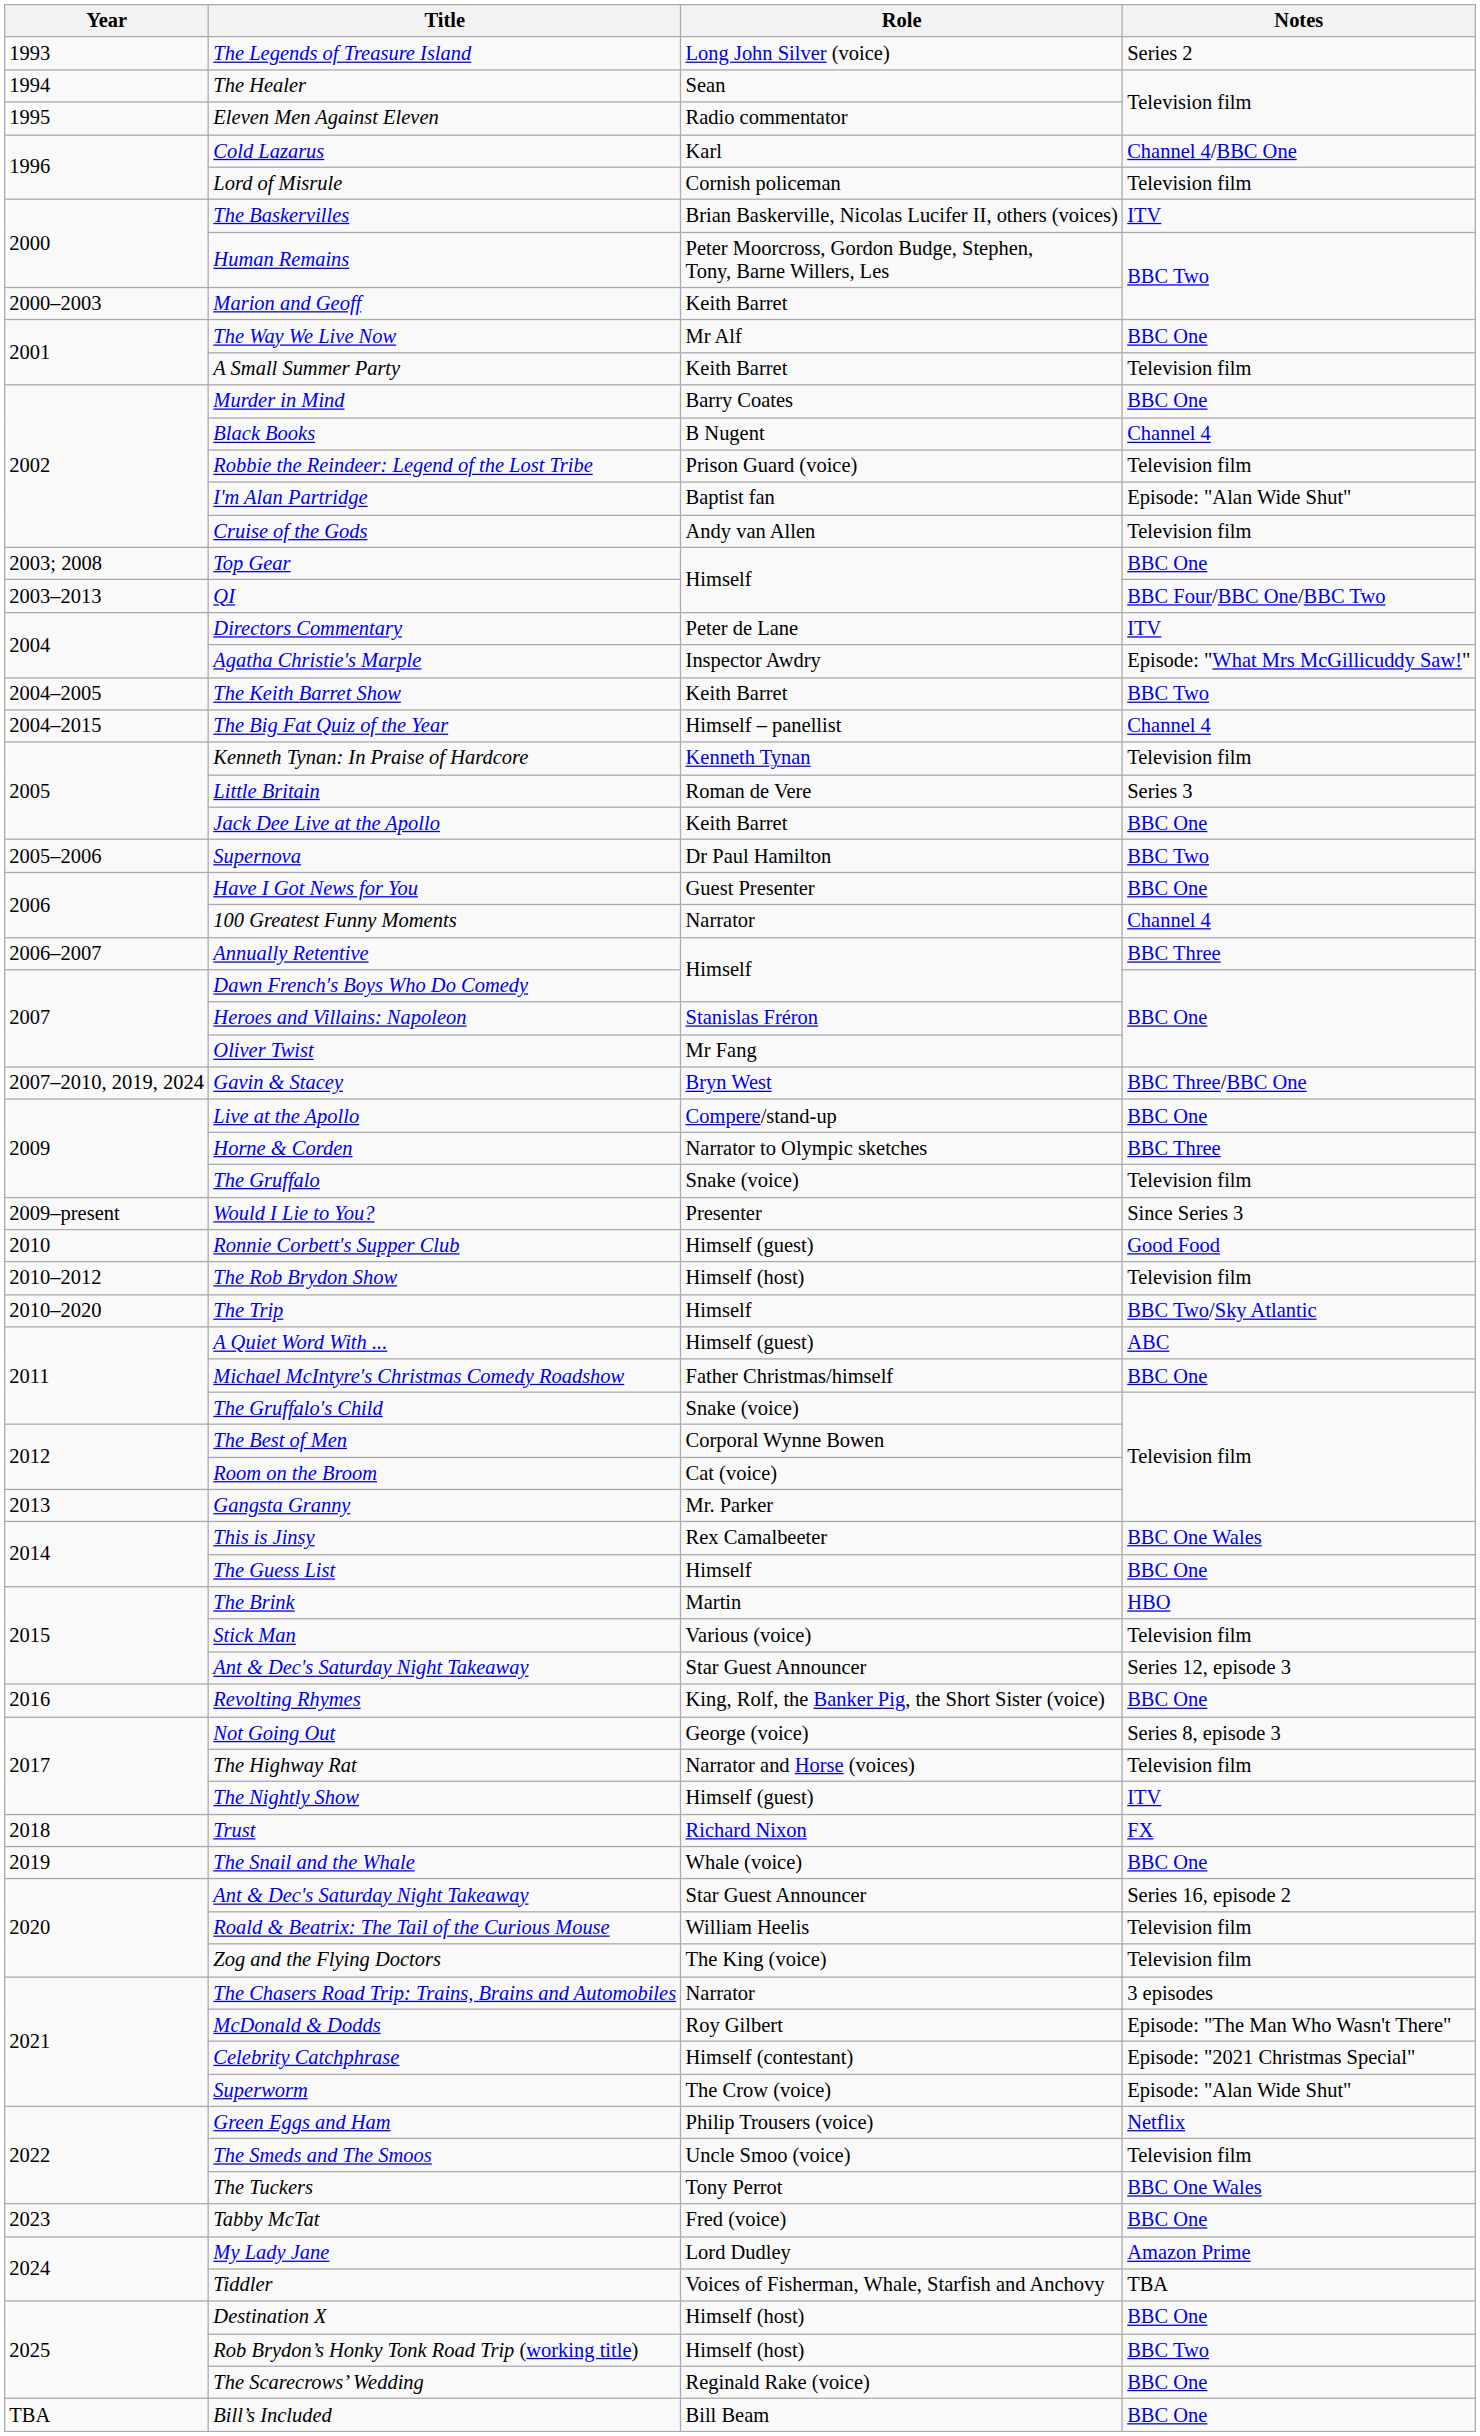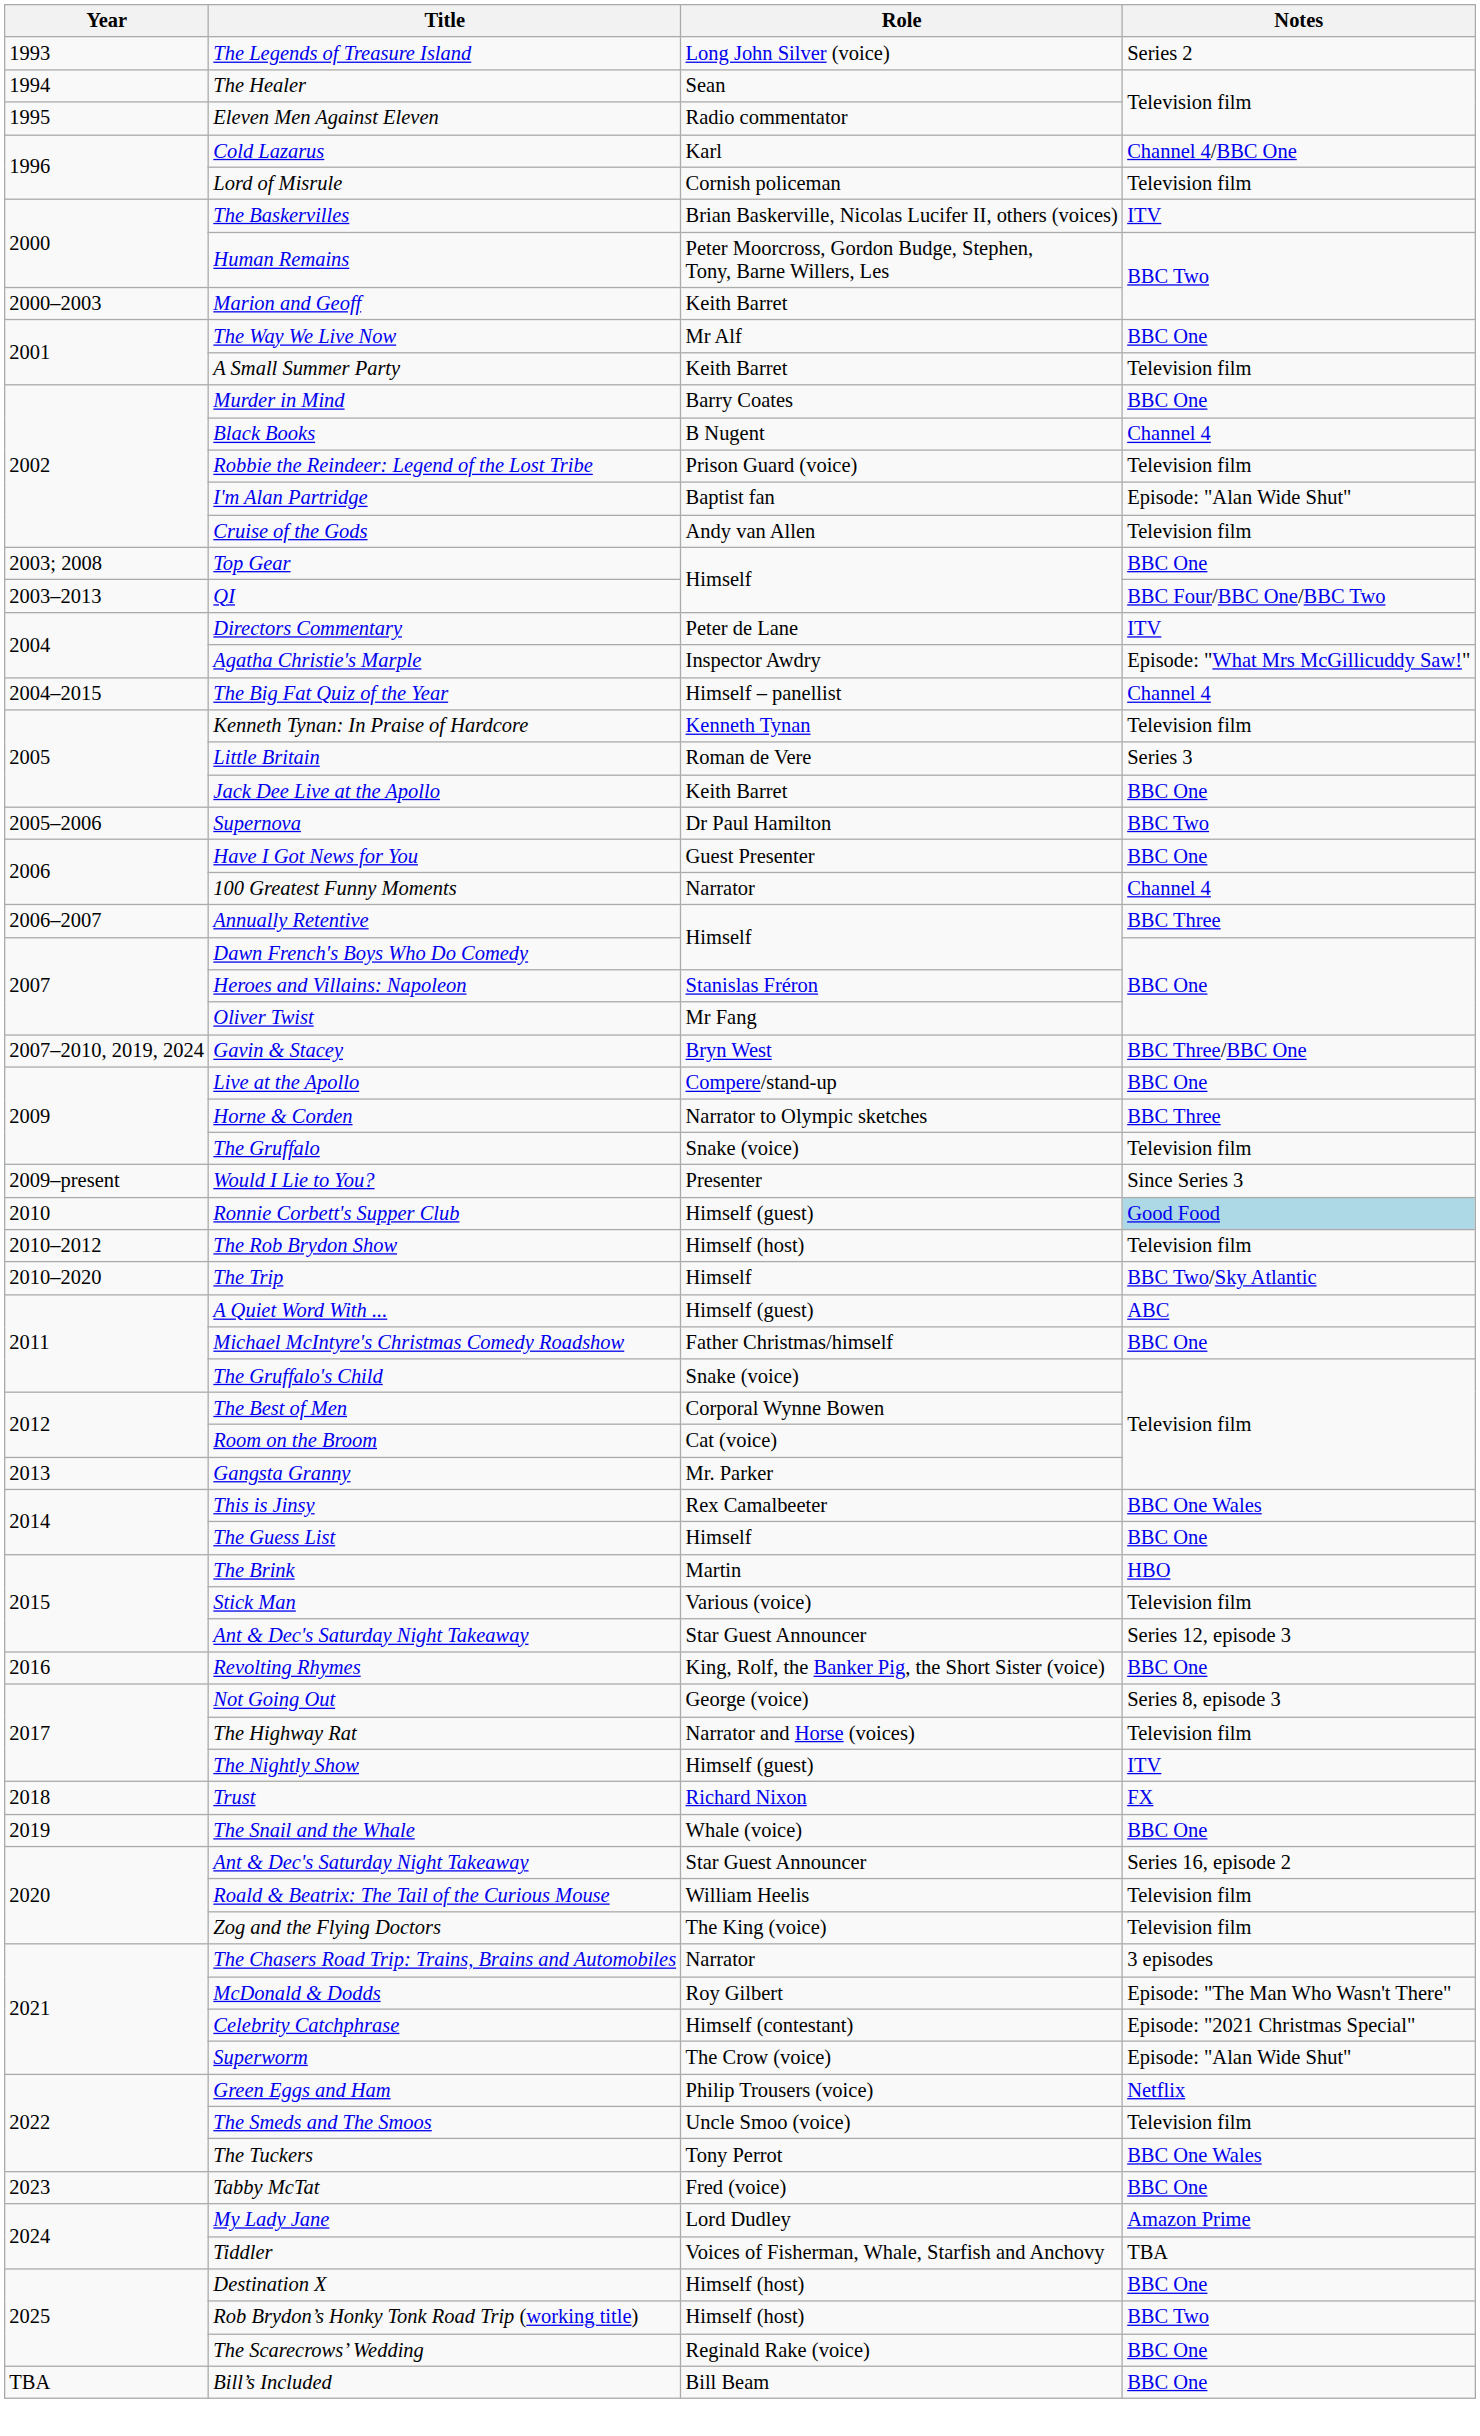- row: (55, 693)
(1174, 1245) no background -> (1174, 1213) lightblue background
